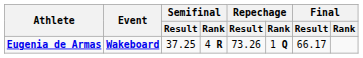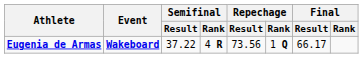(181, 44) 37.25 -> (181, 44) 37.22
(246, 44) 73.26 -> (246, 44) 73.56
